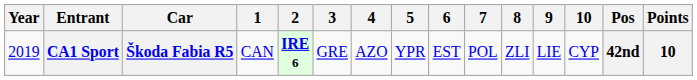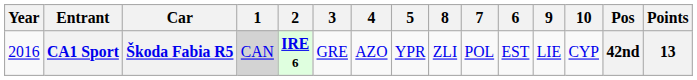columns swapped: (447, 17) <-> (517, 17)
(24, 52) 2019 -> (24, 52) 2016
(257, 52) no background -> (257, 52) lightgrey background
(668, 52) 10 -> (668, 52) 13
